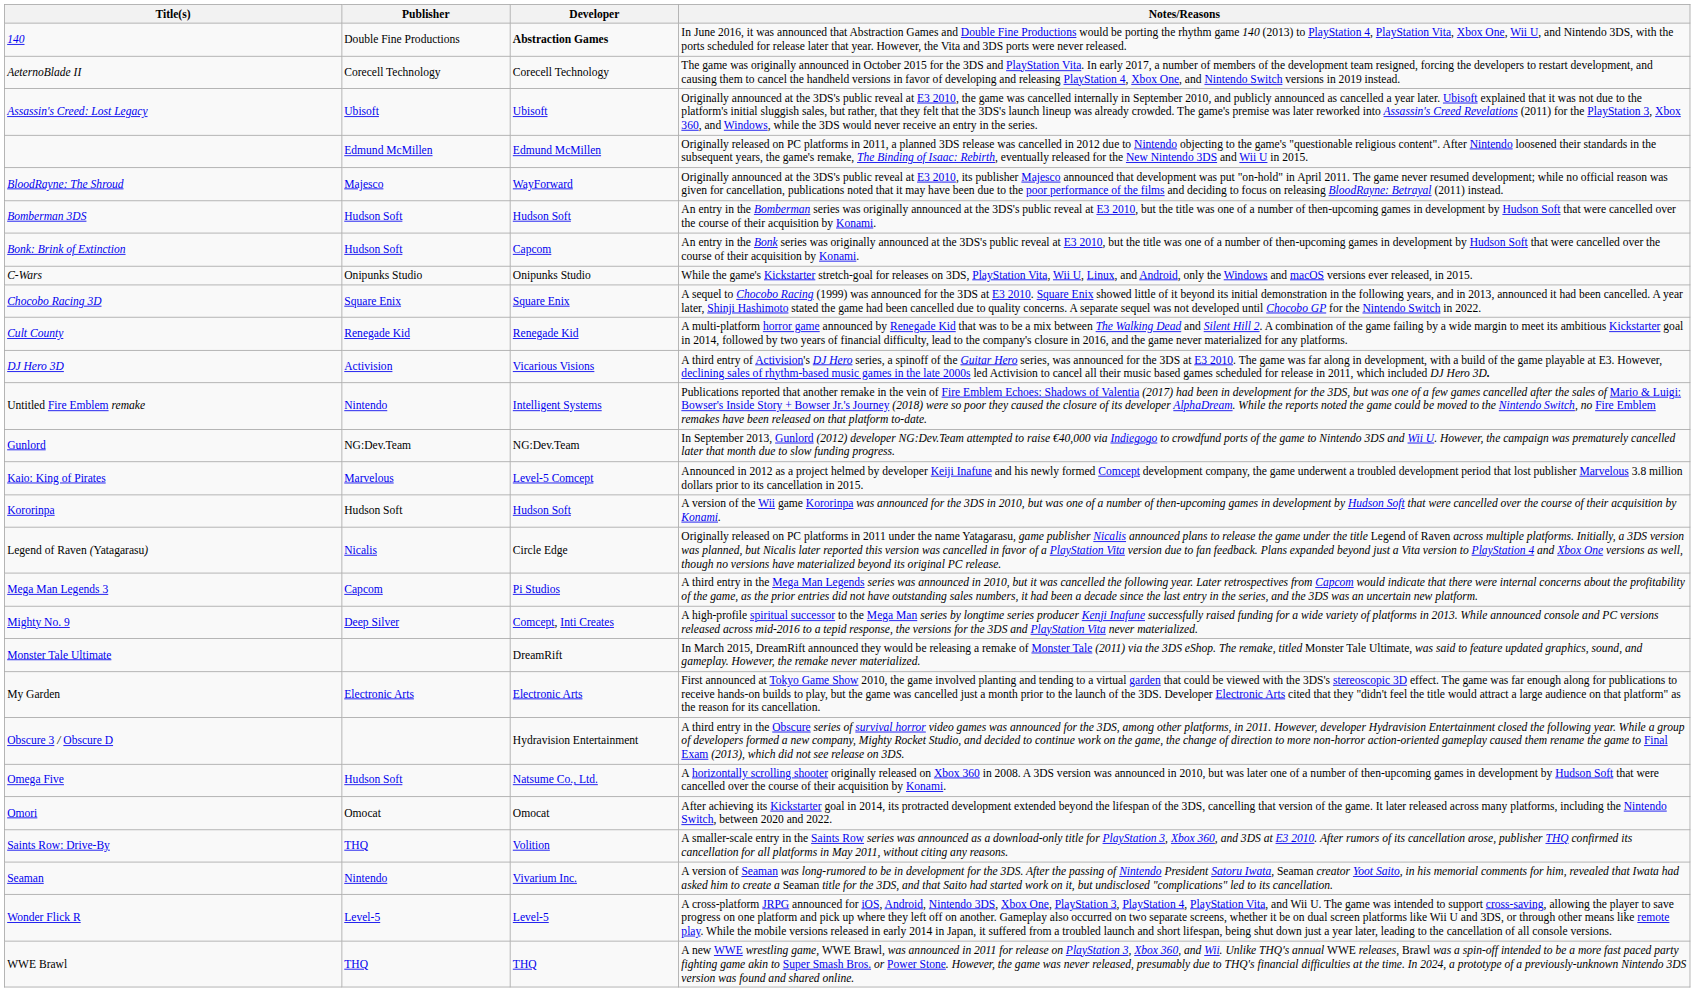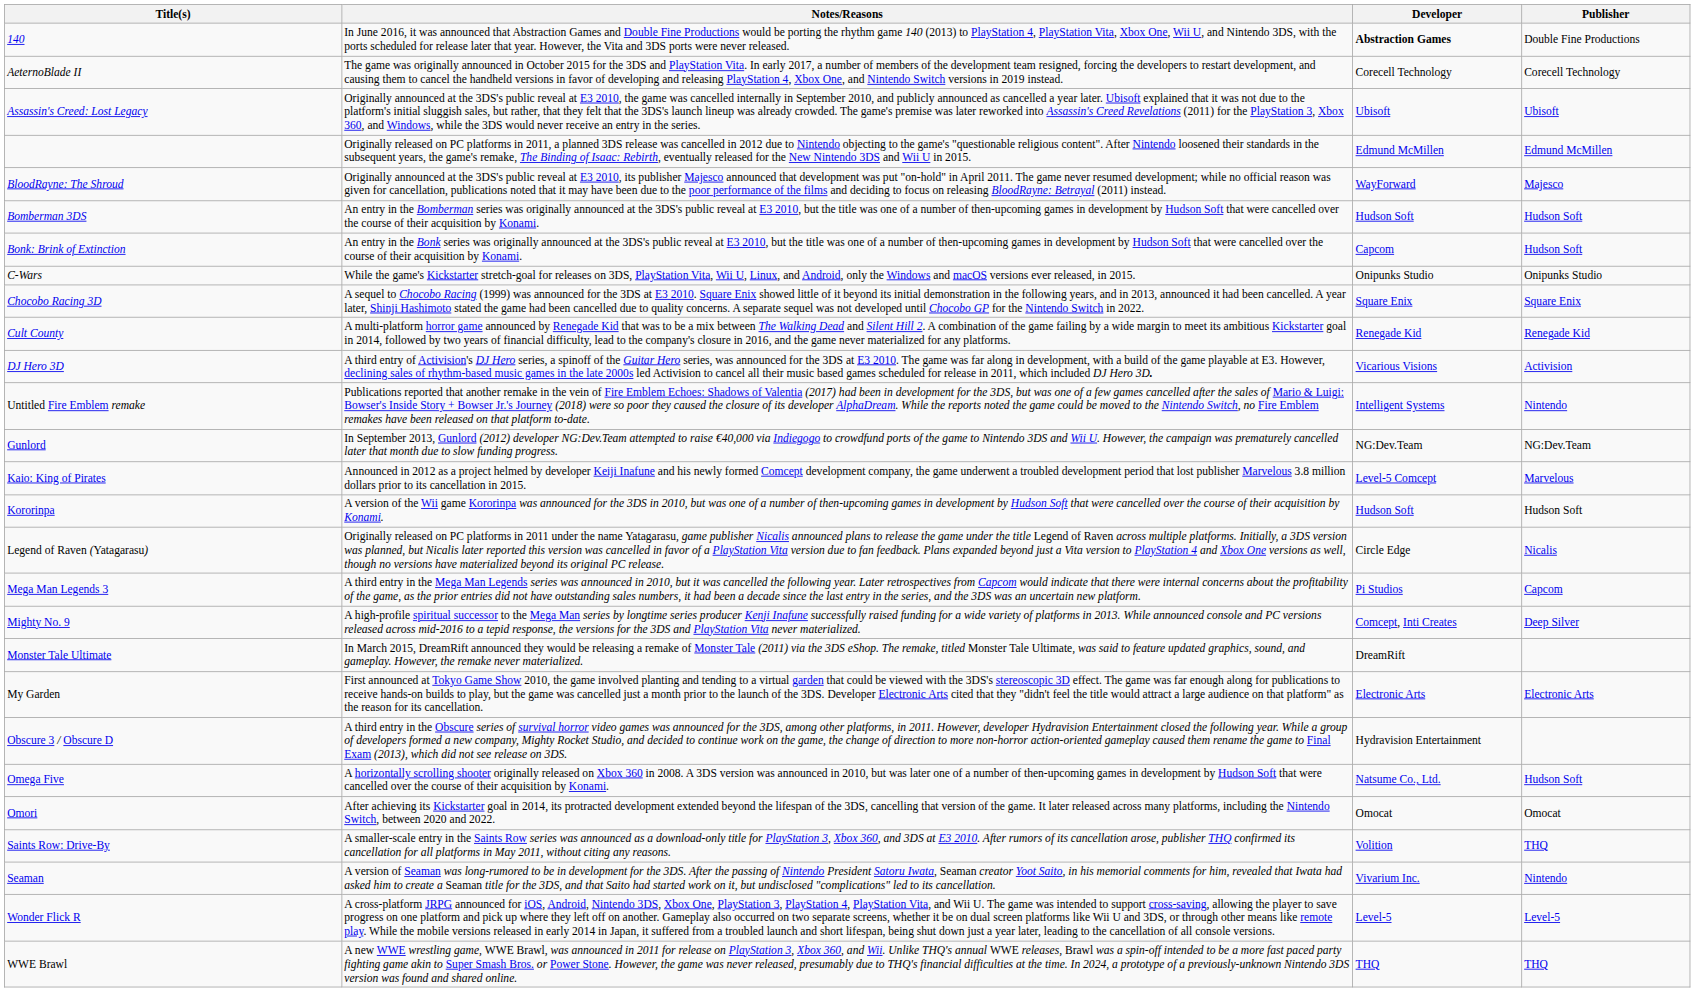columns swapped: (1184, 13) <-> (426, 13)
